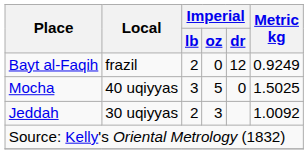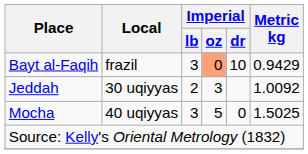(194, 64) 2 -> (194, 64) 3
(218, 64) no background -> (218, 64) lightsalmon background
(238, 64) 12 -> (238, 64) 10
(277, 64) 0.9249 -> (277, 64) 0.9429
rows swapped: (34, 112) <-> (32, 88)
